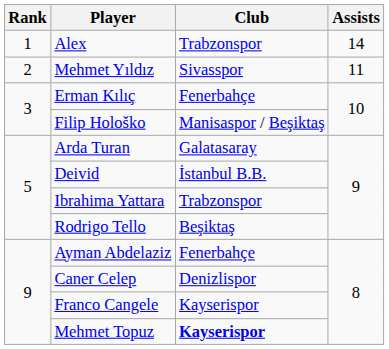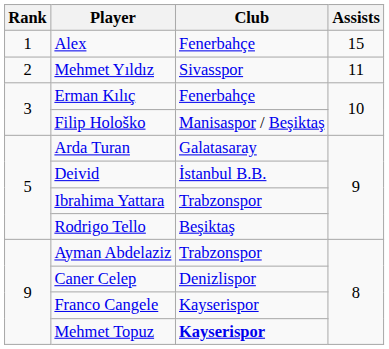(220, 43) Trabzonspor -> (217, 43) Fenerbahçe
(356, 43) 14 -> (356, 43) 15
(217, 252) Fenerbahçe -> (220, 252) Trabzonspor
